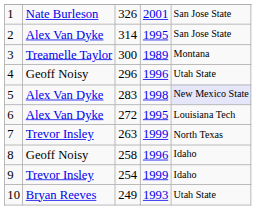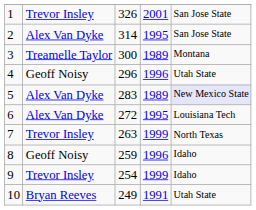(62, 14) Nate Burleson -> (60, 14) Trevor Insley
(156, 94) 1998 -> (156, 94) 1989
(128, 154) 258 -> (128, 154) 259
(156, 194) 1993 -> (156, 194) 1991
